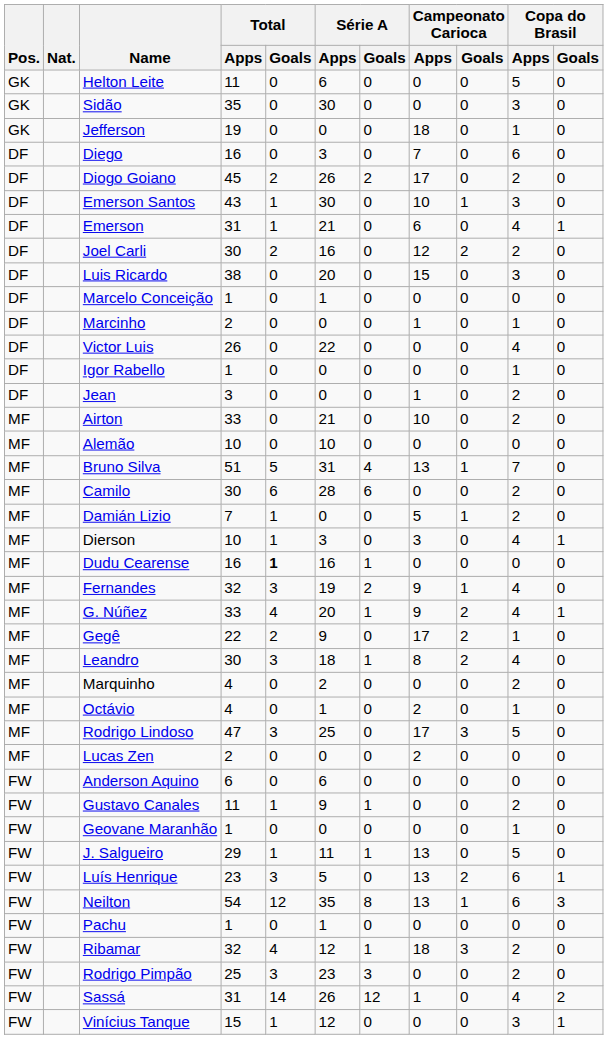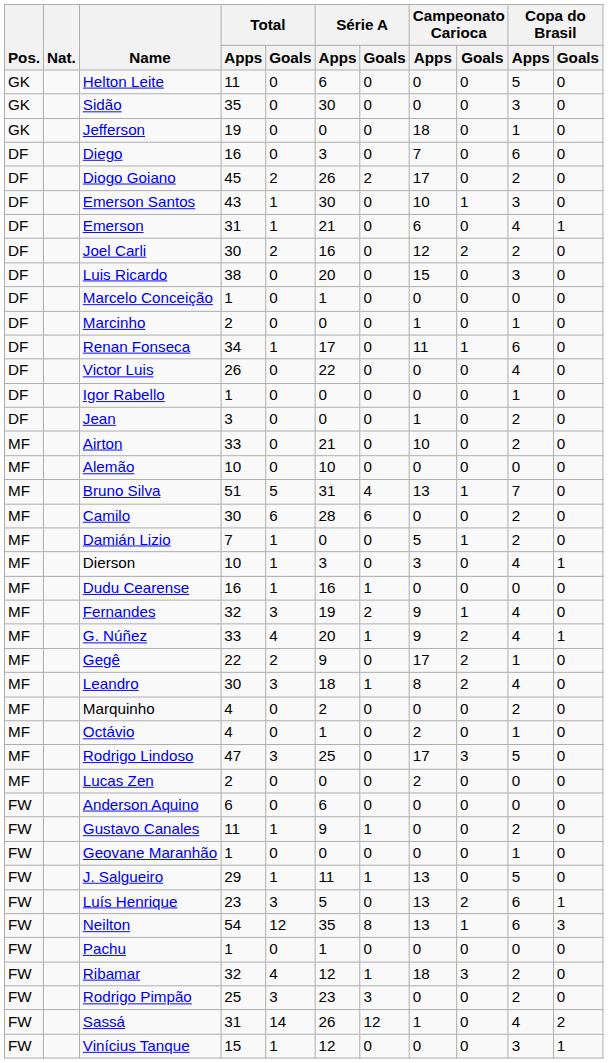+ row: (136, 347)
(273, 563) bold -> (273, 588) normal
